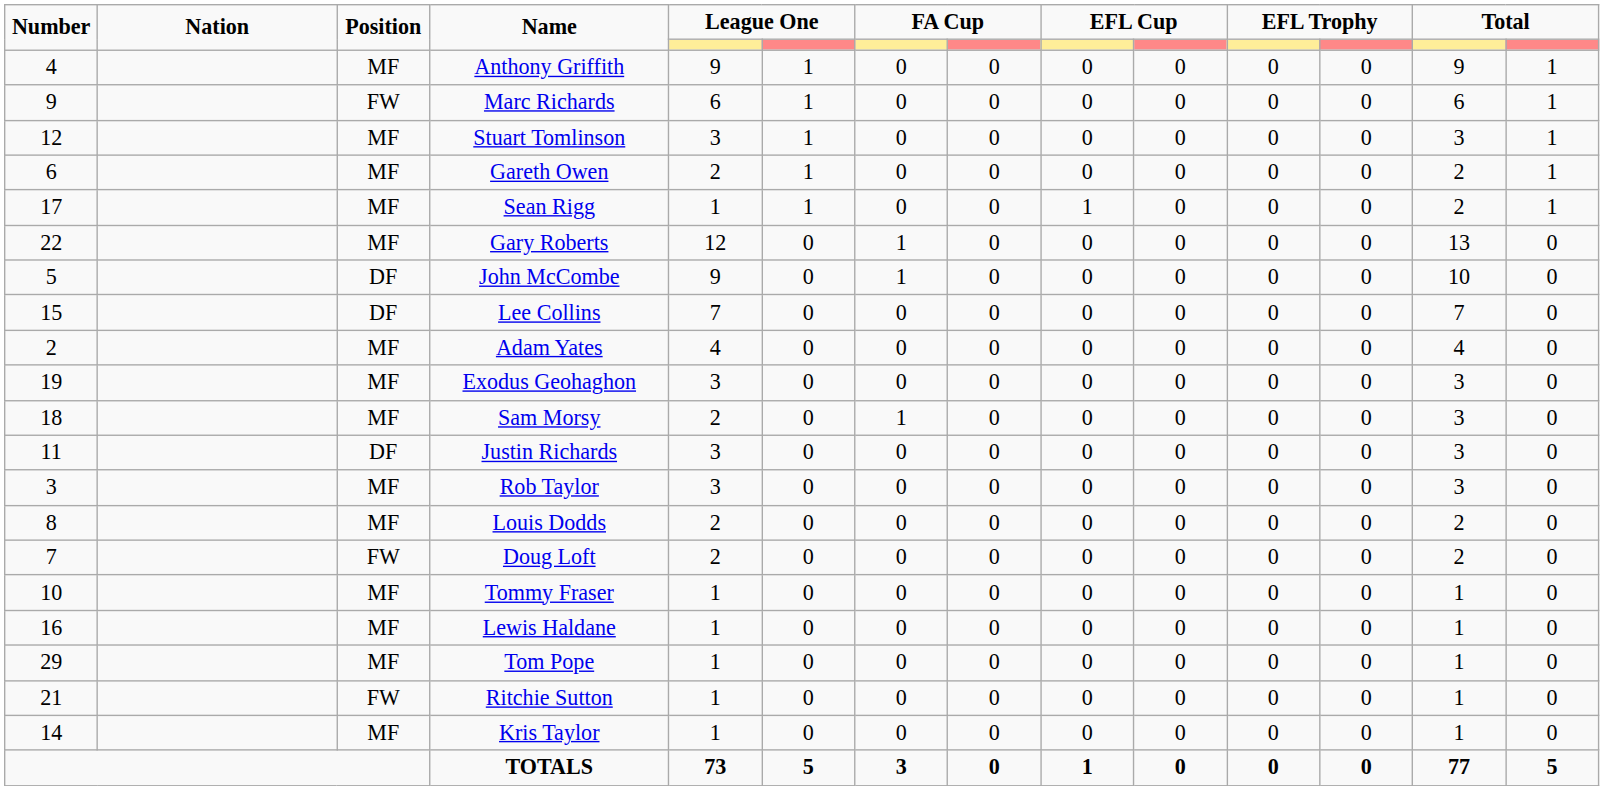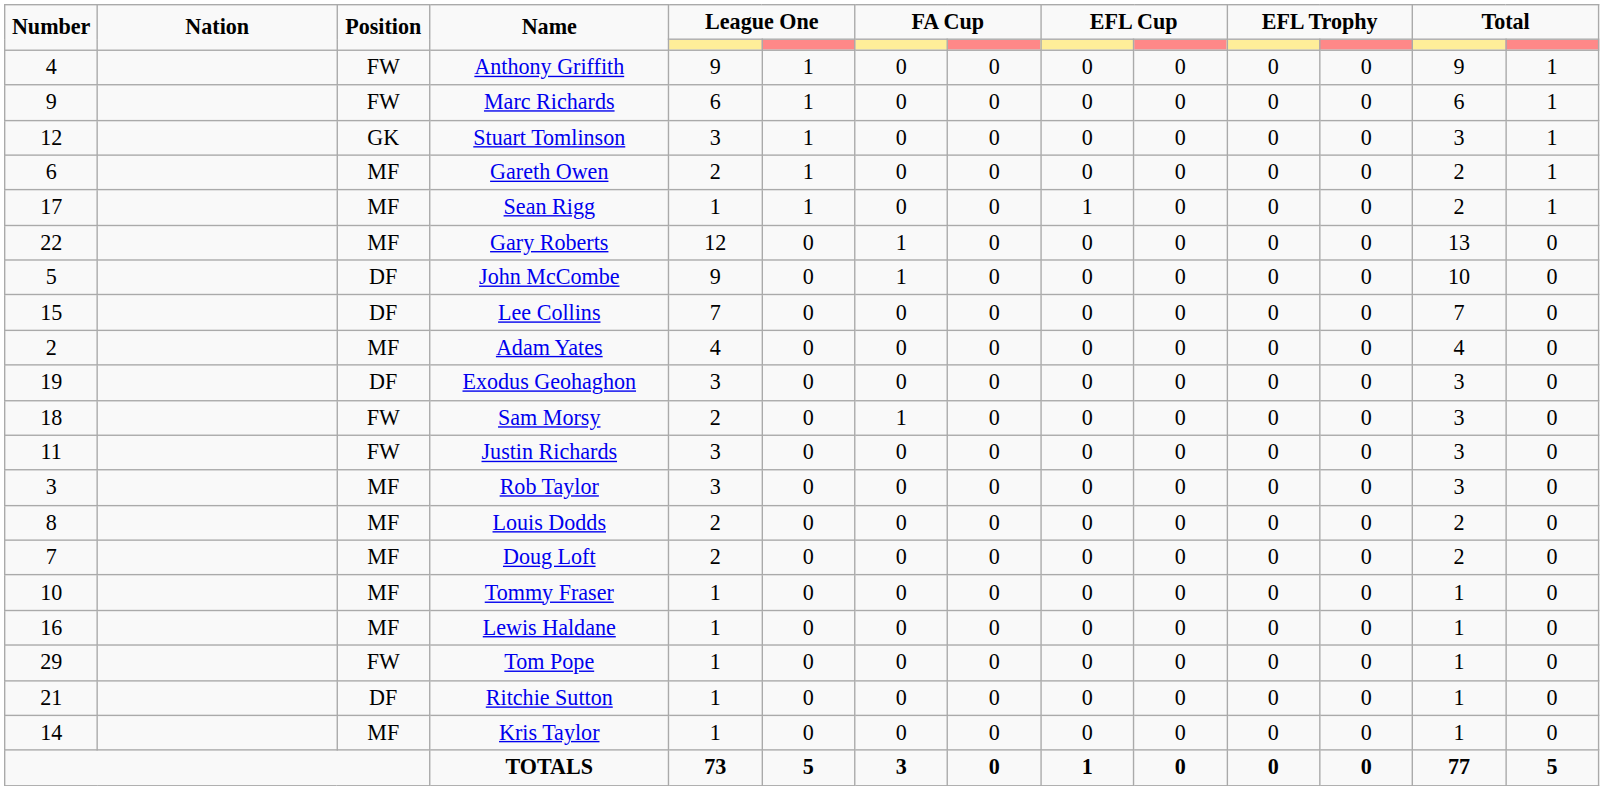(383, 67) MF -> (383, 67) FW
(383, 137) MF -> (383, 137) GK
(383, 382) MF -> (383, 382) DF
(383, 417) MF -> (383, 417) FW
(383, 452) DF -> (383, 452) FW
(383, 557) FW -> (383, 557) MF
(383, 662) MF -> (383, 662) FW
(383, 697) FW -> (383, 697) DF
